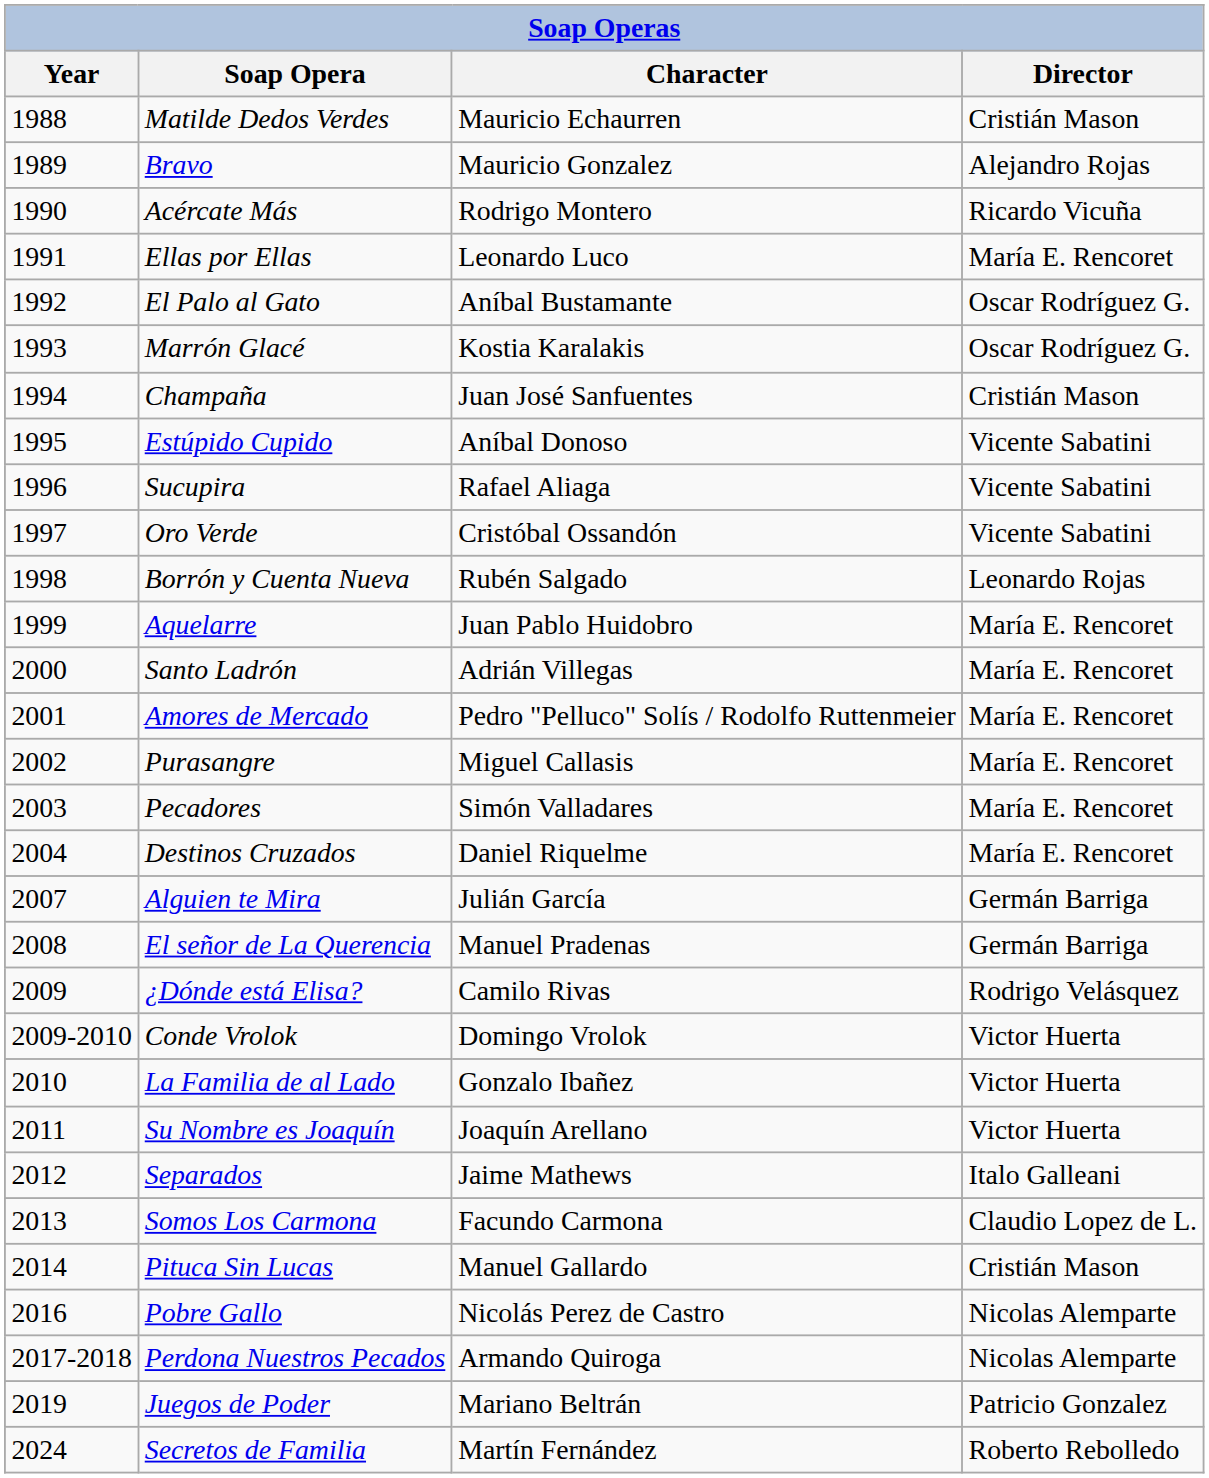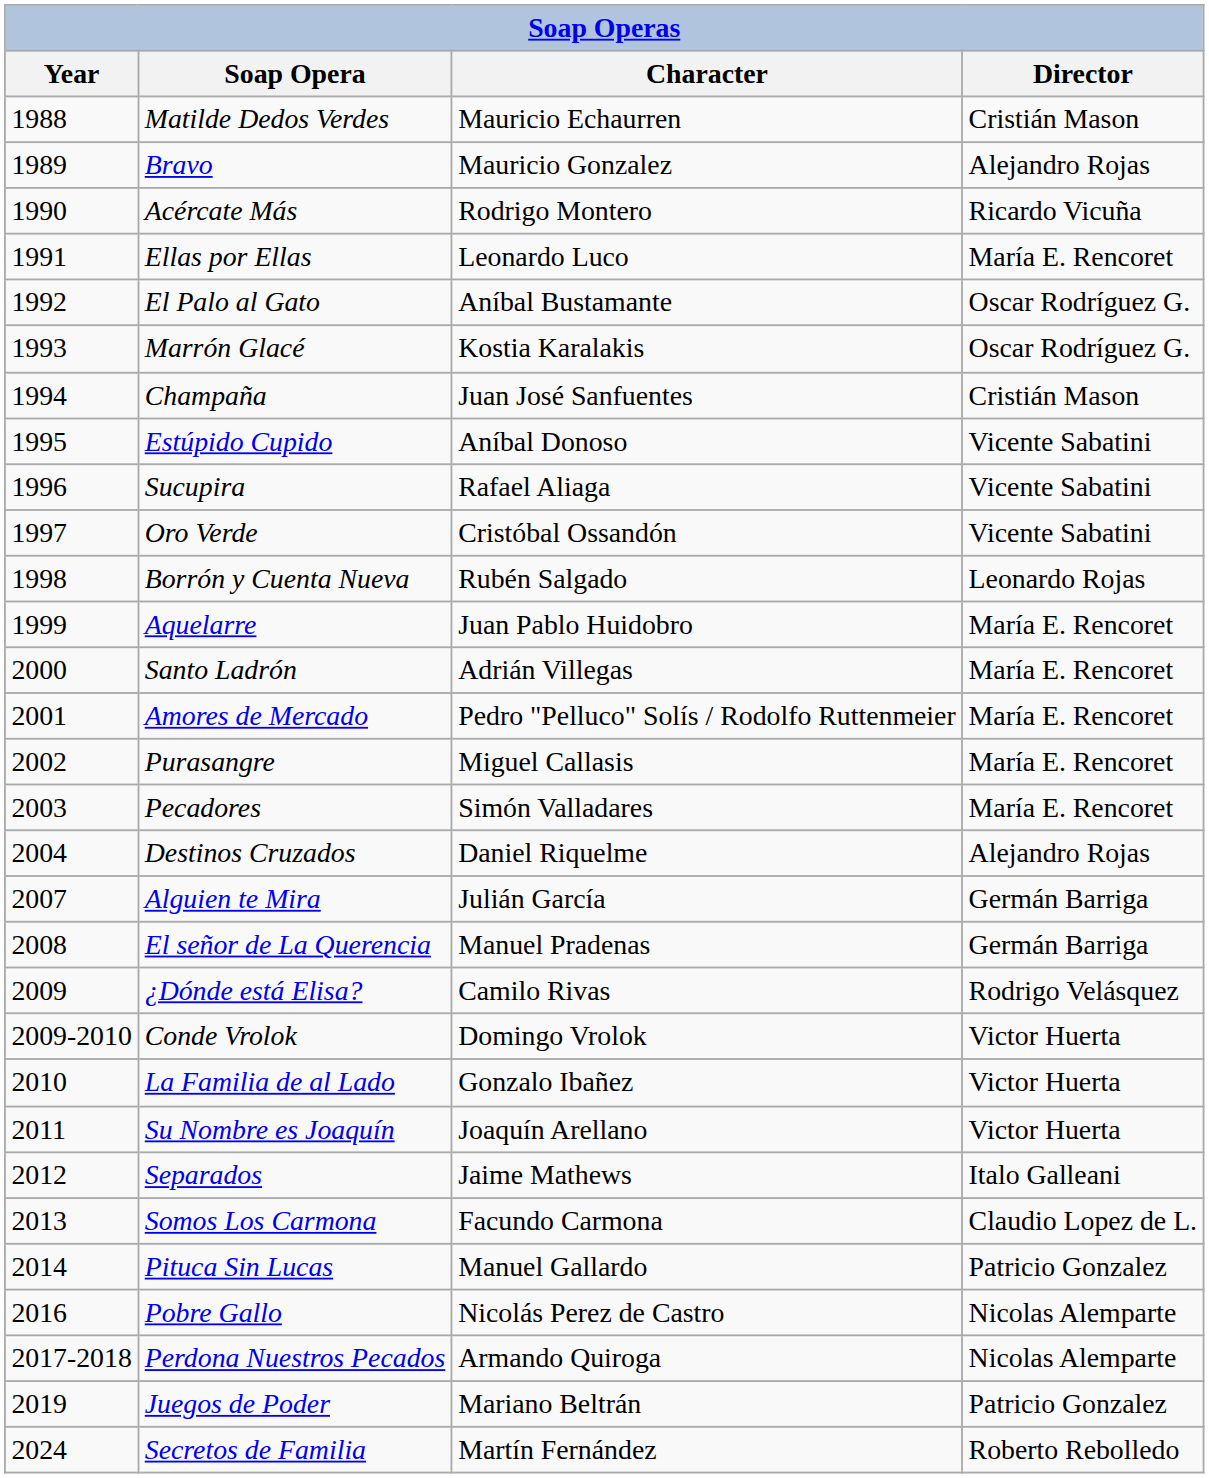(1071, 853) María E. Rencoret -> (1059, 853) Alejandro Rojas
(1054, 1265) Cristián Mason -> (1068, 1265) Patricio Gonzalez
